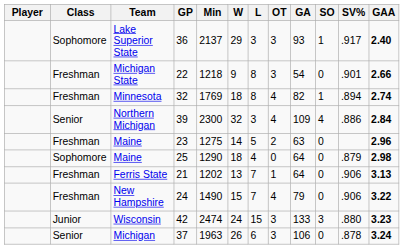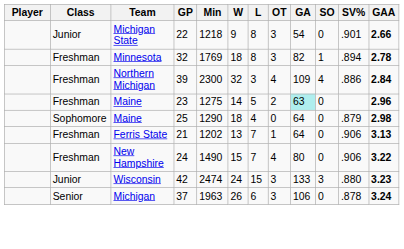- row: (133, 40)
(76, 74) Freshman -> (67, 35) Junior
(273, 97) 4 -> (273, 57) 3
(381, 97) 2.74 -> (381, 57) 2.78
(68, 119) Senior -> (76, 79) Freshman
(299, 142) no background -> (299, 102) paleturquoise background
(299, 197) 79 -> (299, 157) 80
